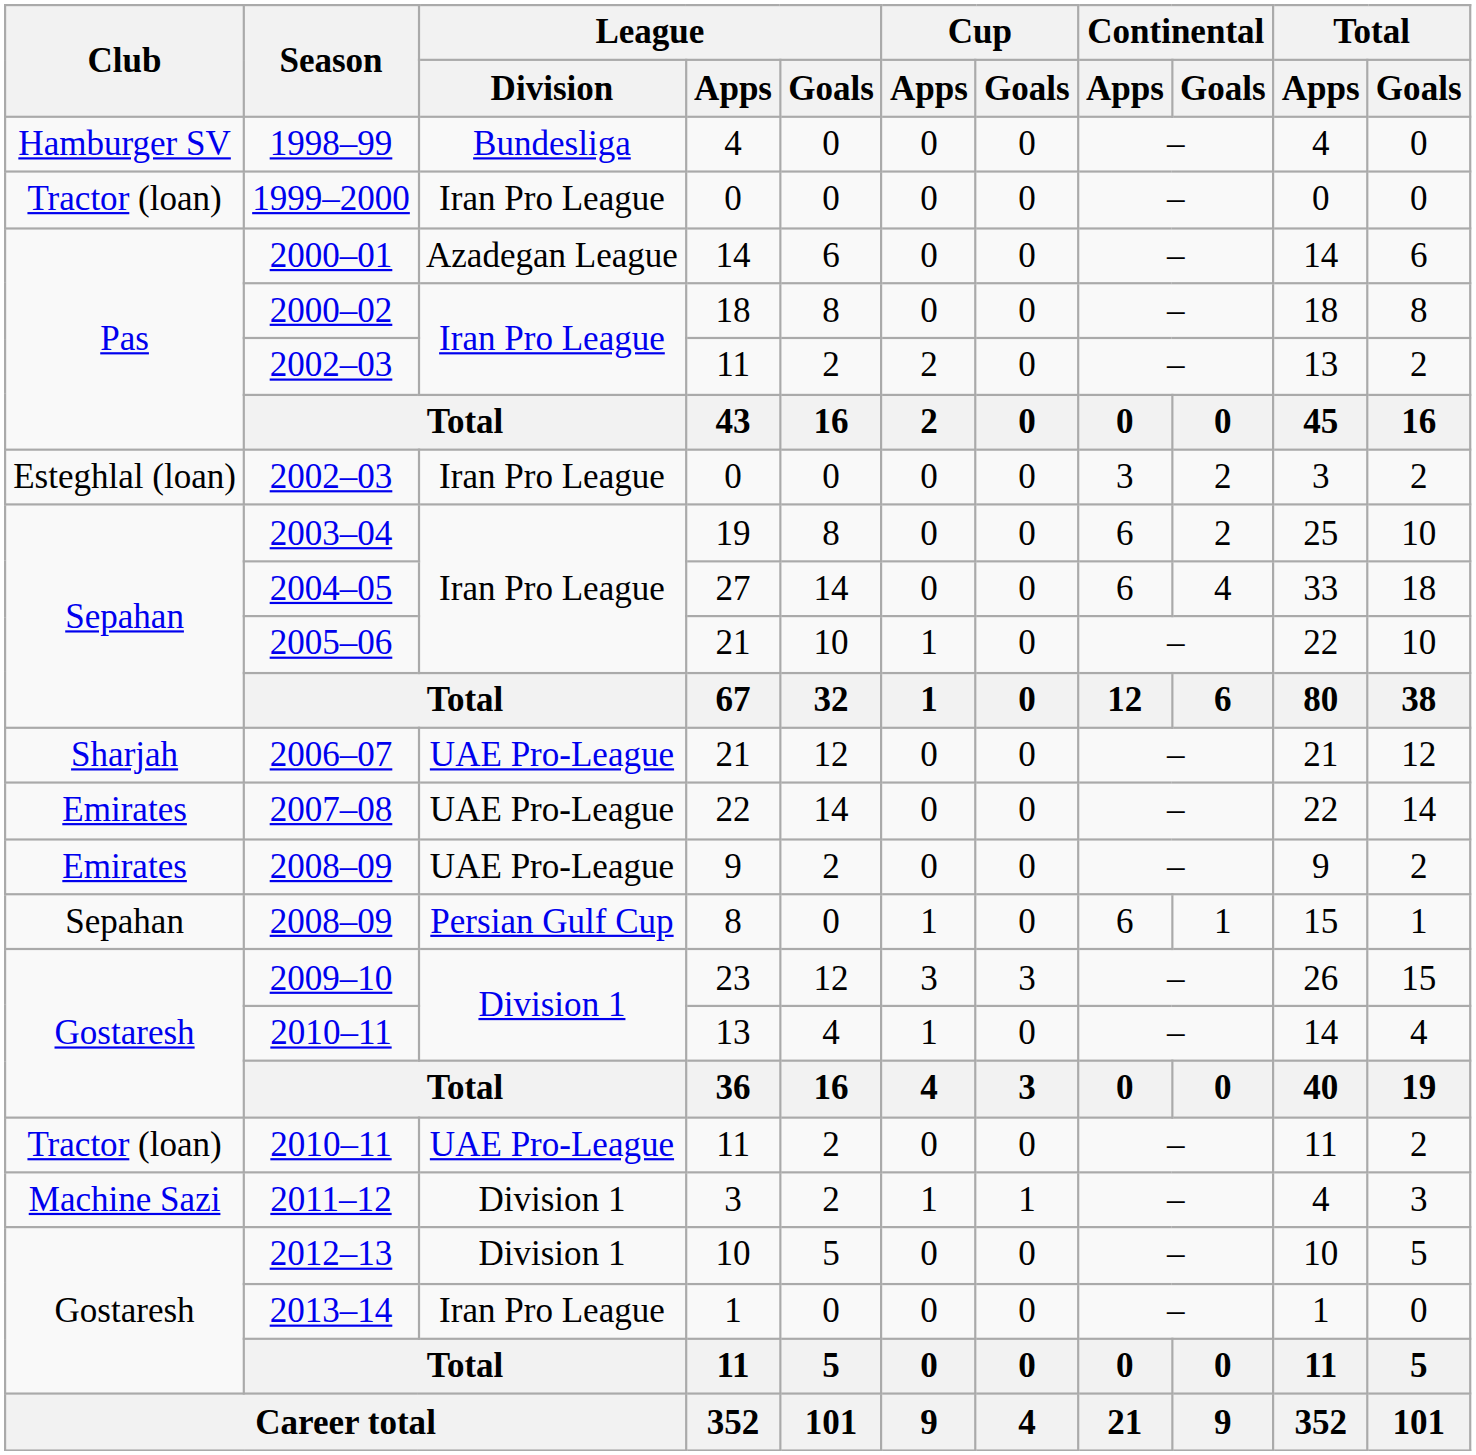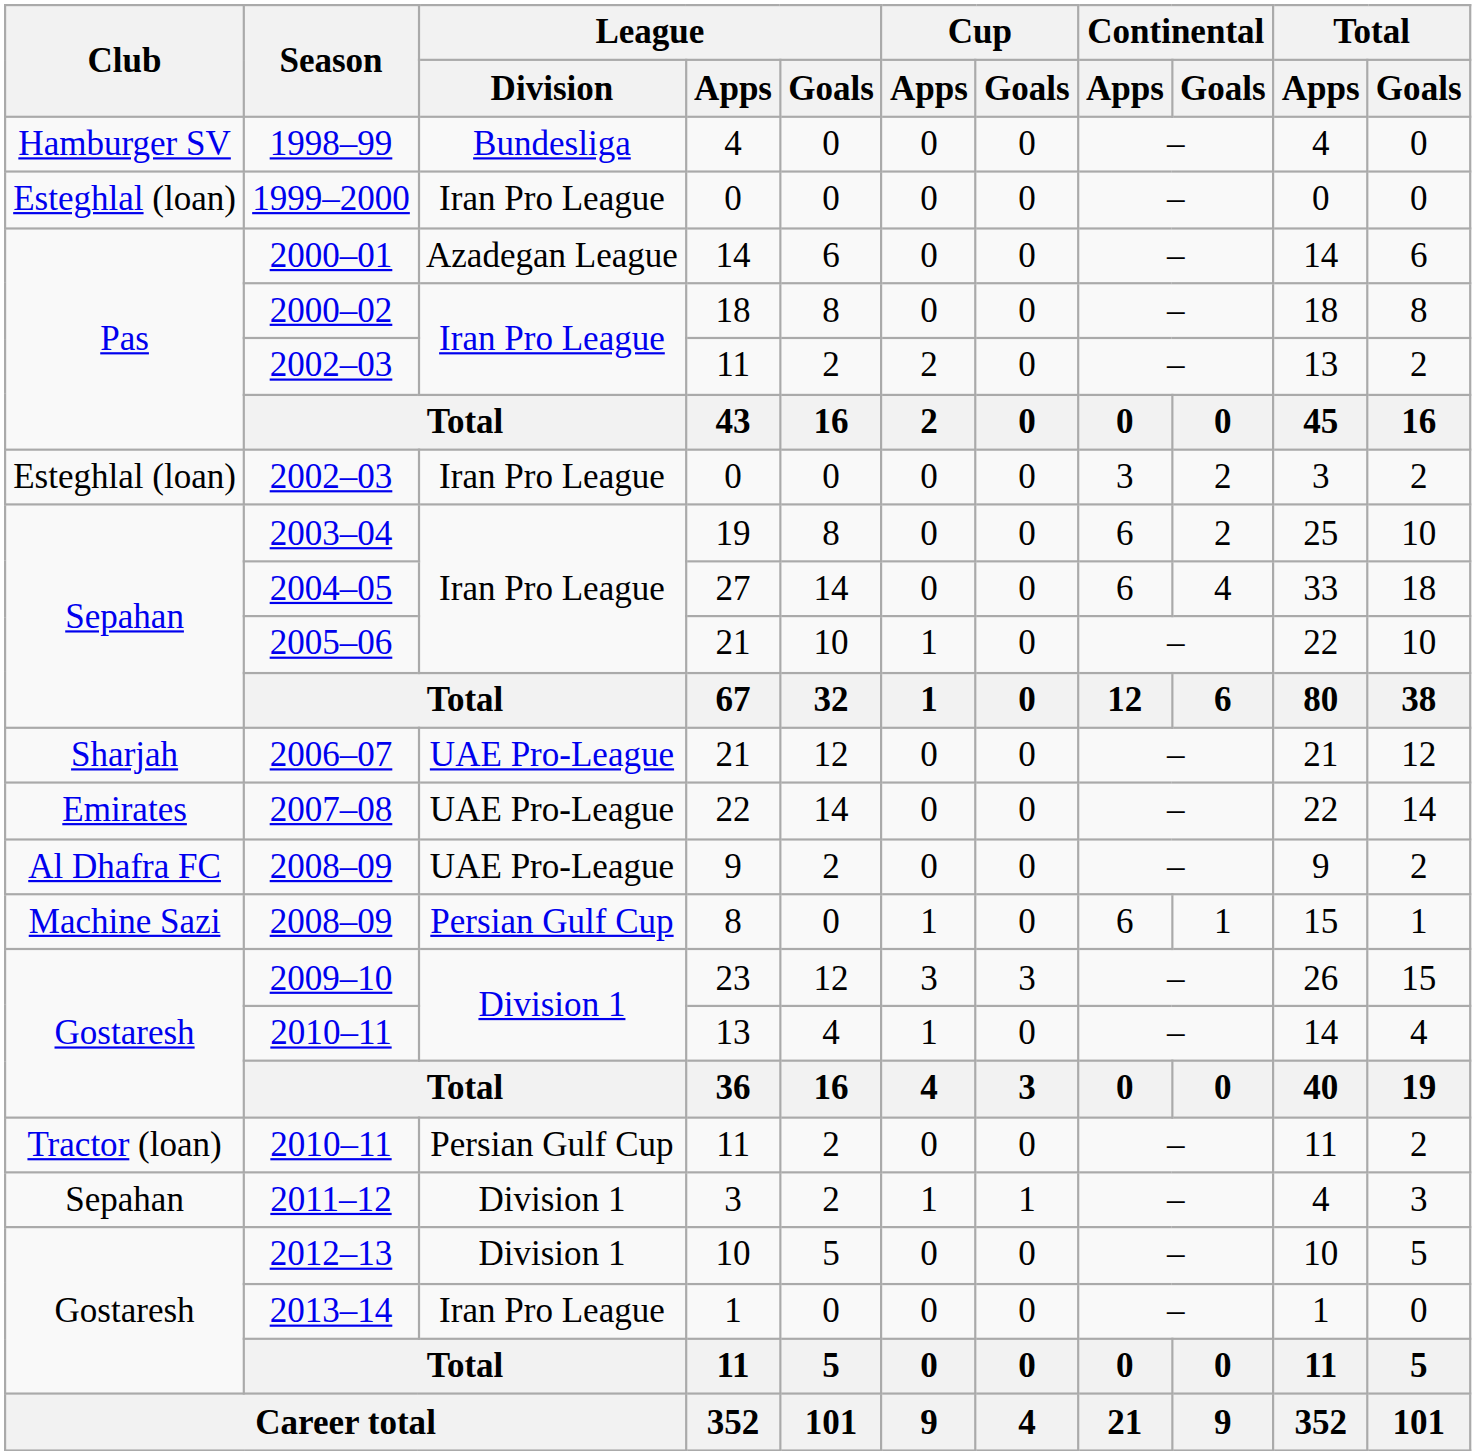(125, 198) Tractor (loan) -> (125, 198) Esteghlal (loan)
(125, 865) Emirates -> (125, 865) Al Dhafra FC
(125, 921) Sepahan -> (125, 921) Machine Sazi
(552, 1143) UAE Pro-League -> (552, 1143) Persian Gulf Cup
(125, 1199) Machine Sazi -> (125, 1199) Sepahan
